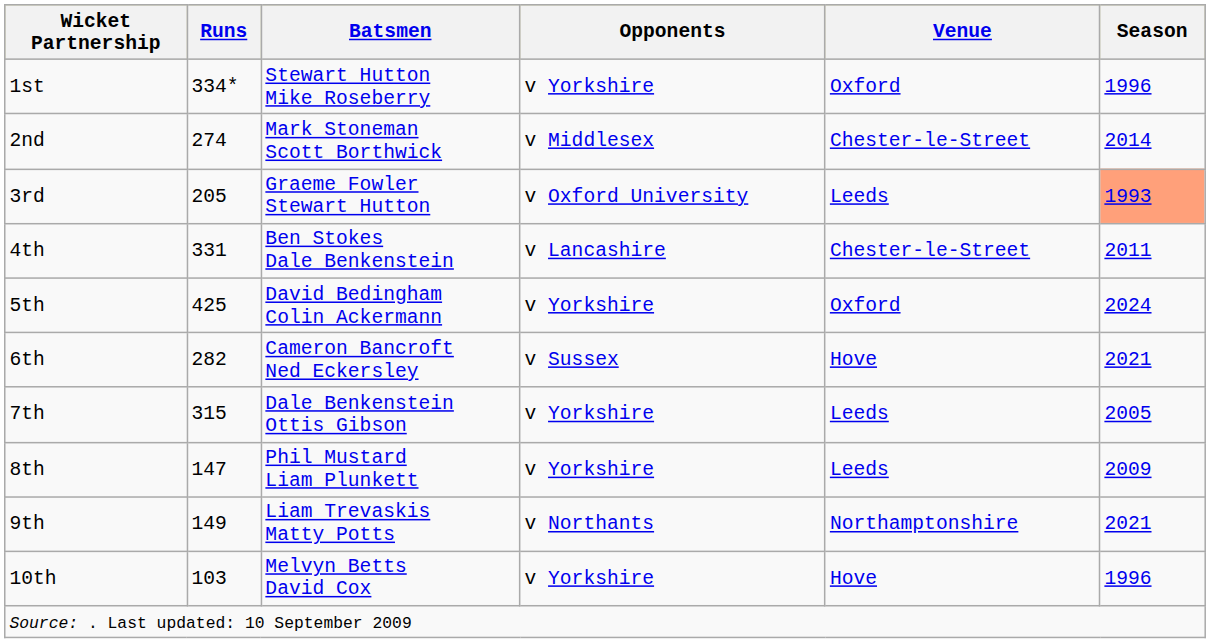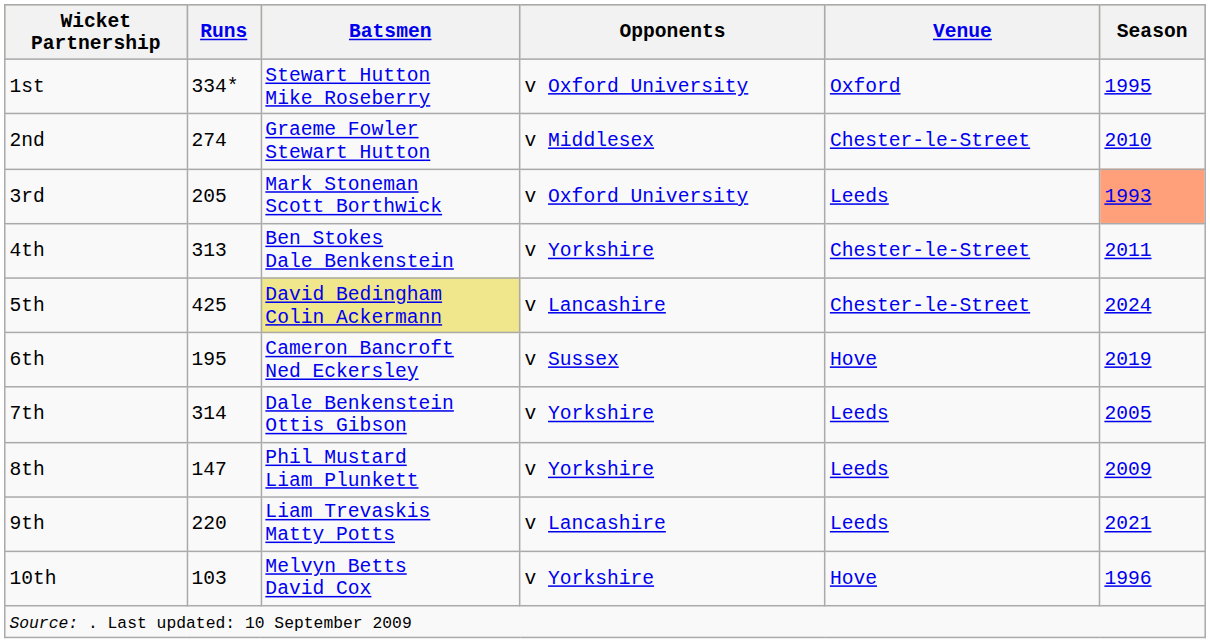(589, 87) v Yorkshire -> (636, 87) v Oxford University
(1128, 87) 1996 -> (1128, 87) 1995
(354, 141) Mark Stoneman Scott Borthwick -> (348, 141) Graeme Fowler Stewart Hutton
(1128, 141) 2014 -> (1128, 141) 2010
(348, 196) Graeme Fowler Stewart Hutton -> (354, 196) Mark Stoneman Scott Borthwick
(209, 251) 331 -> (209, 251) 313
(595, 251) v Lancashire -> (589, 251) v Yorkshire
(354, 305) no background -> (354, 305) khaki background
(589, 305) v Yorkshire -> (595, 305) v Lancashire
(865, 305) Oxford -> (930, 305) Chester-le-Street
(209, 360) 282 -> (209, 360) 195
(1128, 360) 2021 -> (1128, 360) 2019
(209, 415) 315 -> (209, 415) 314
(209, 524) 149 -> (209, 524) 220
(589, 524) v Northants -> (595, 524) v Lancashire
(924, 524) Northamptonshire -> (859, 524) Leeds
